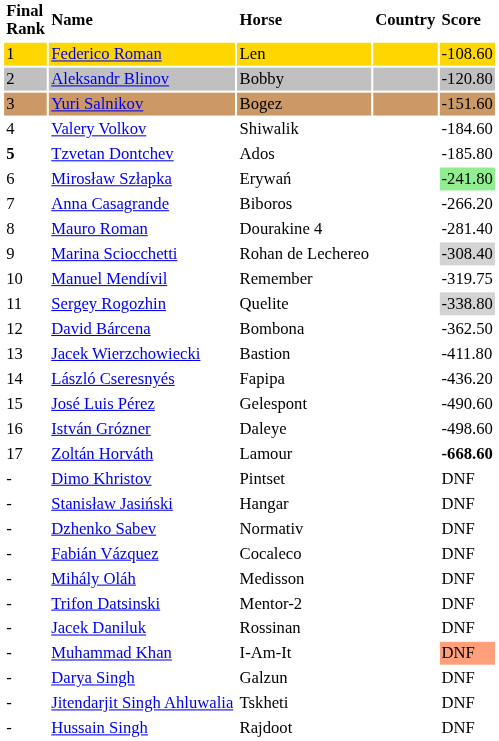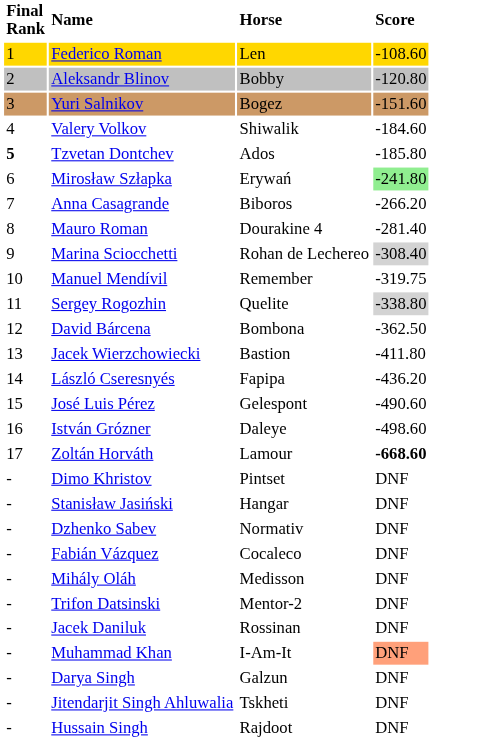- column: (405, 19)
